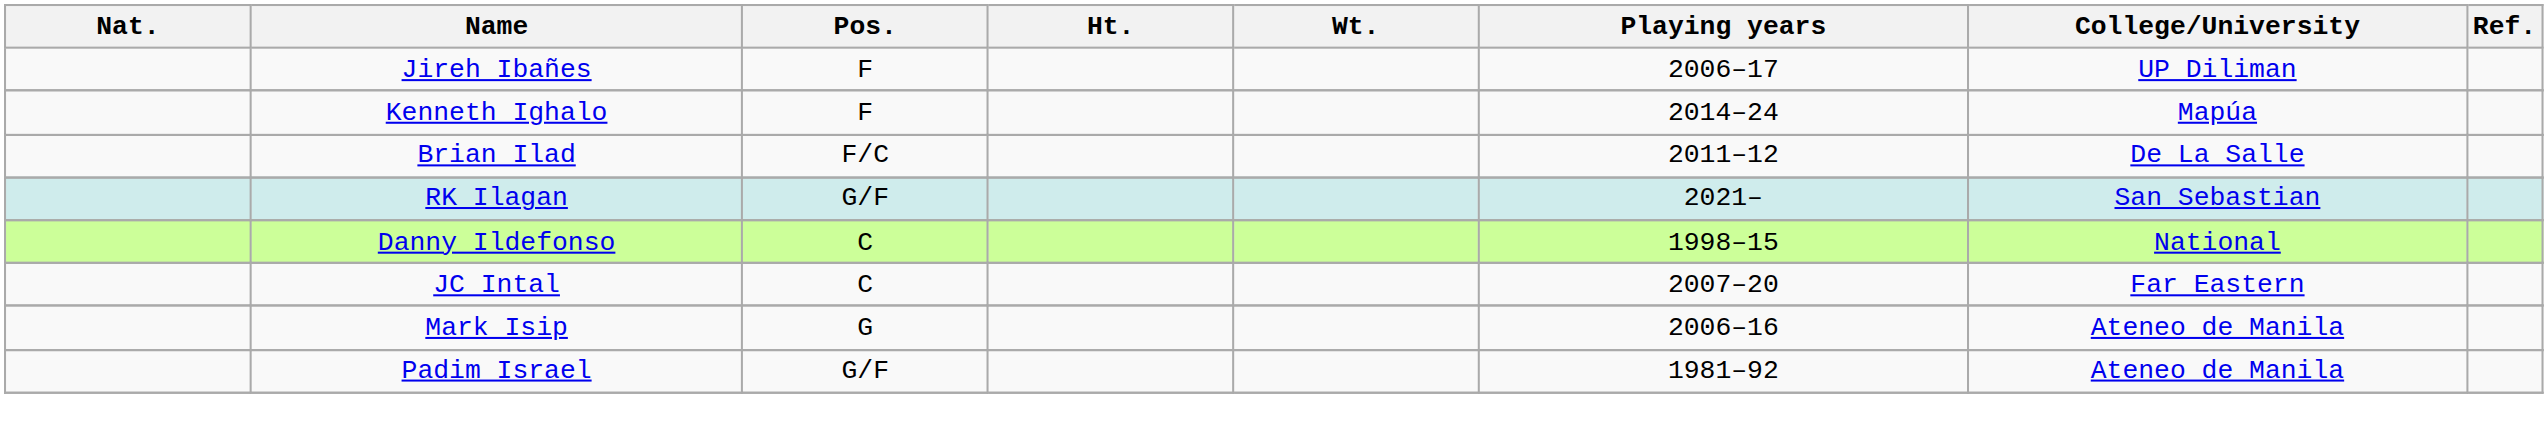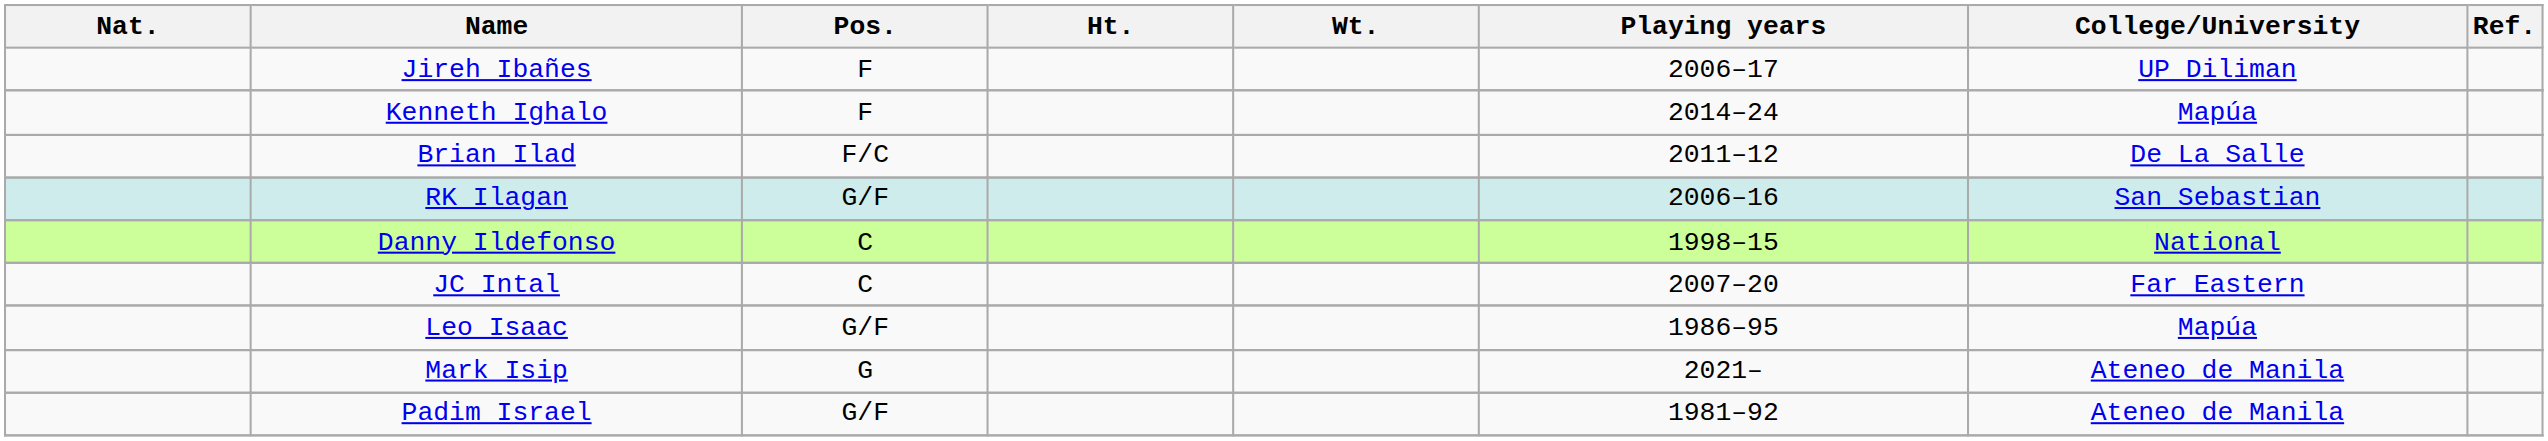(1723, 199) 2021– -> (1723, 199) 2006–16
+ row: (497, 328)
(1723, 328) 2006–16 -> (1723, 371) 2021–
